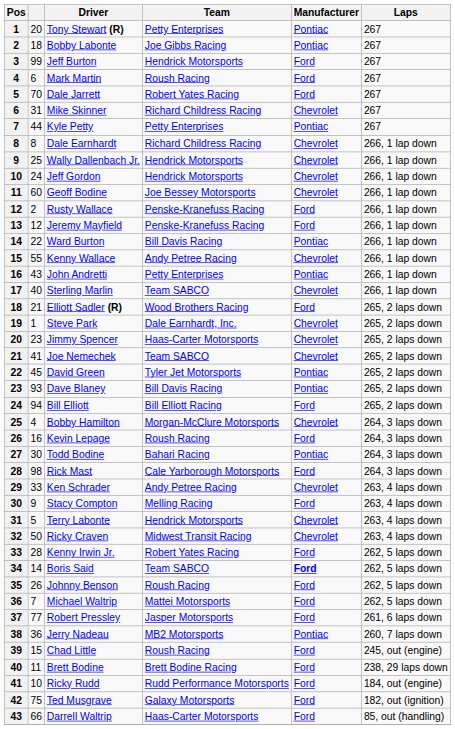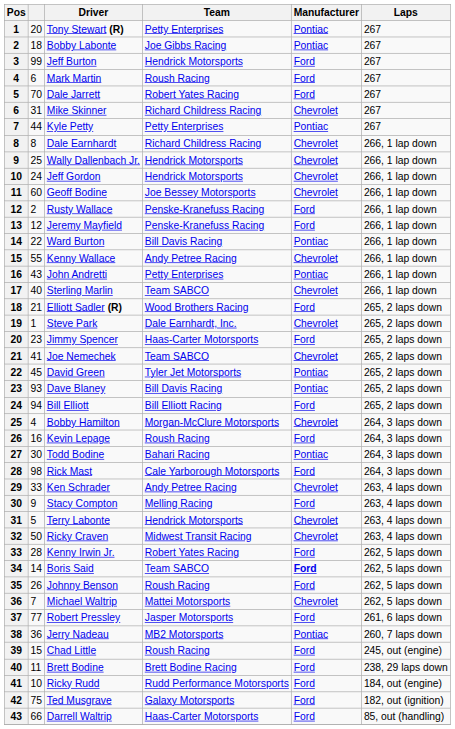(316, 340) Chevrolet -> (304, 340) Ford
(304, 602) Ford -> (316, 602) Chevrolet
